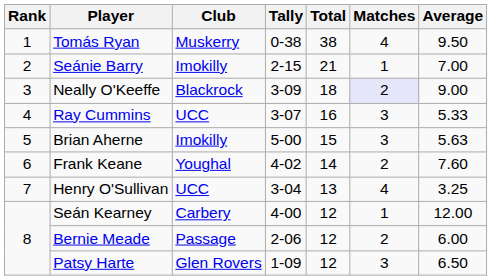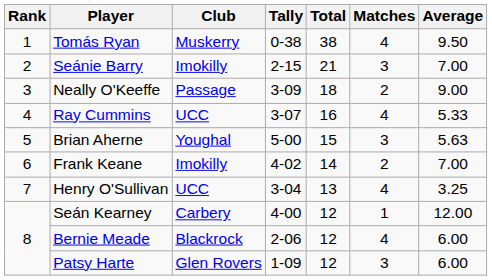(384, 66) 1 -> (384, 66) 3
(209, 90) Blackrock -> (206, 90) Passage
(384, 90) lavender background -> (384, 90) no background
(384, 115) 3 -> (384, 115) 4
(201, 139) Imokilly -> (203, 139) Youghal
(203, 164) Youghal -> (201, 164) Imokilly
(453, 164) 7.60 -> (453, 164) 7.00
(206, 238) Passage -> (209, 238) Blackrock
(384, 238) 2 -> (384, 238) 4
(453, 262) 6.50 -> (453, 262) 6.00
